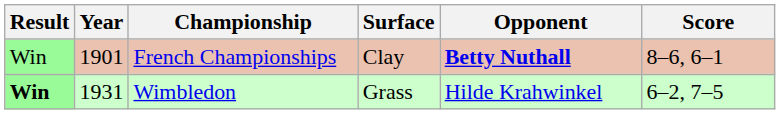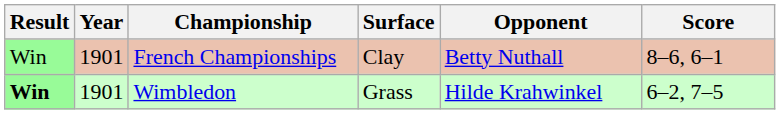(508, 56) bold -> (504, 56) normal
(101, 91) 1931 -> (101, 91) 1901
